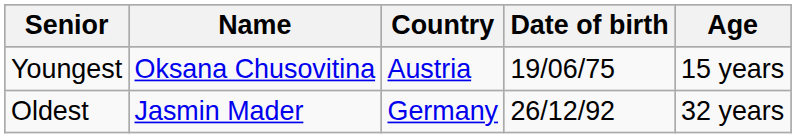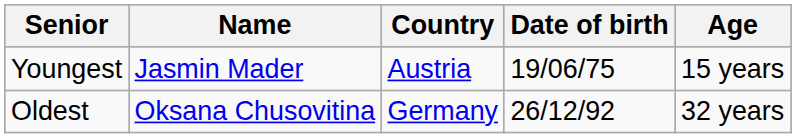(255, 68) Oksana Chusovitina -> (219, 68) Jasmin Mader
(219, 111) Jasmin Mader -> (255, 111) Oksana Chusovitina
